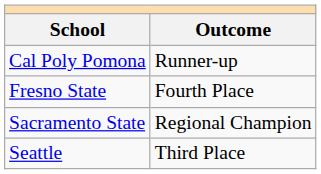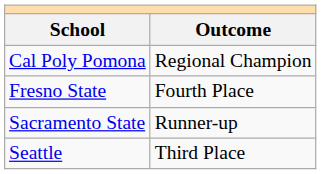(196, 60) Runner-up -> (233, 60) Regional Champion
(233, 122) Regional Champion -> (196, 122) Runner-up
